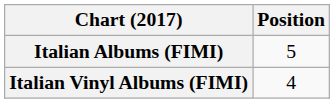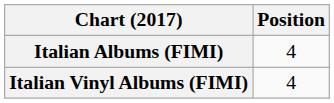(291, 51) 5 -> (291, 51) 4
